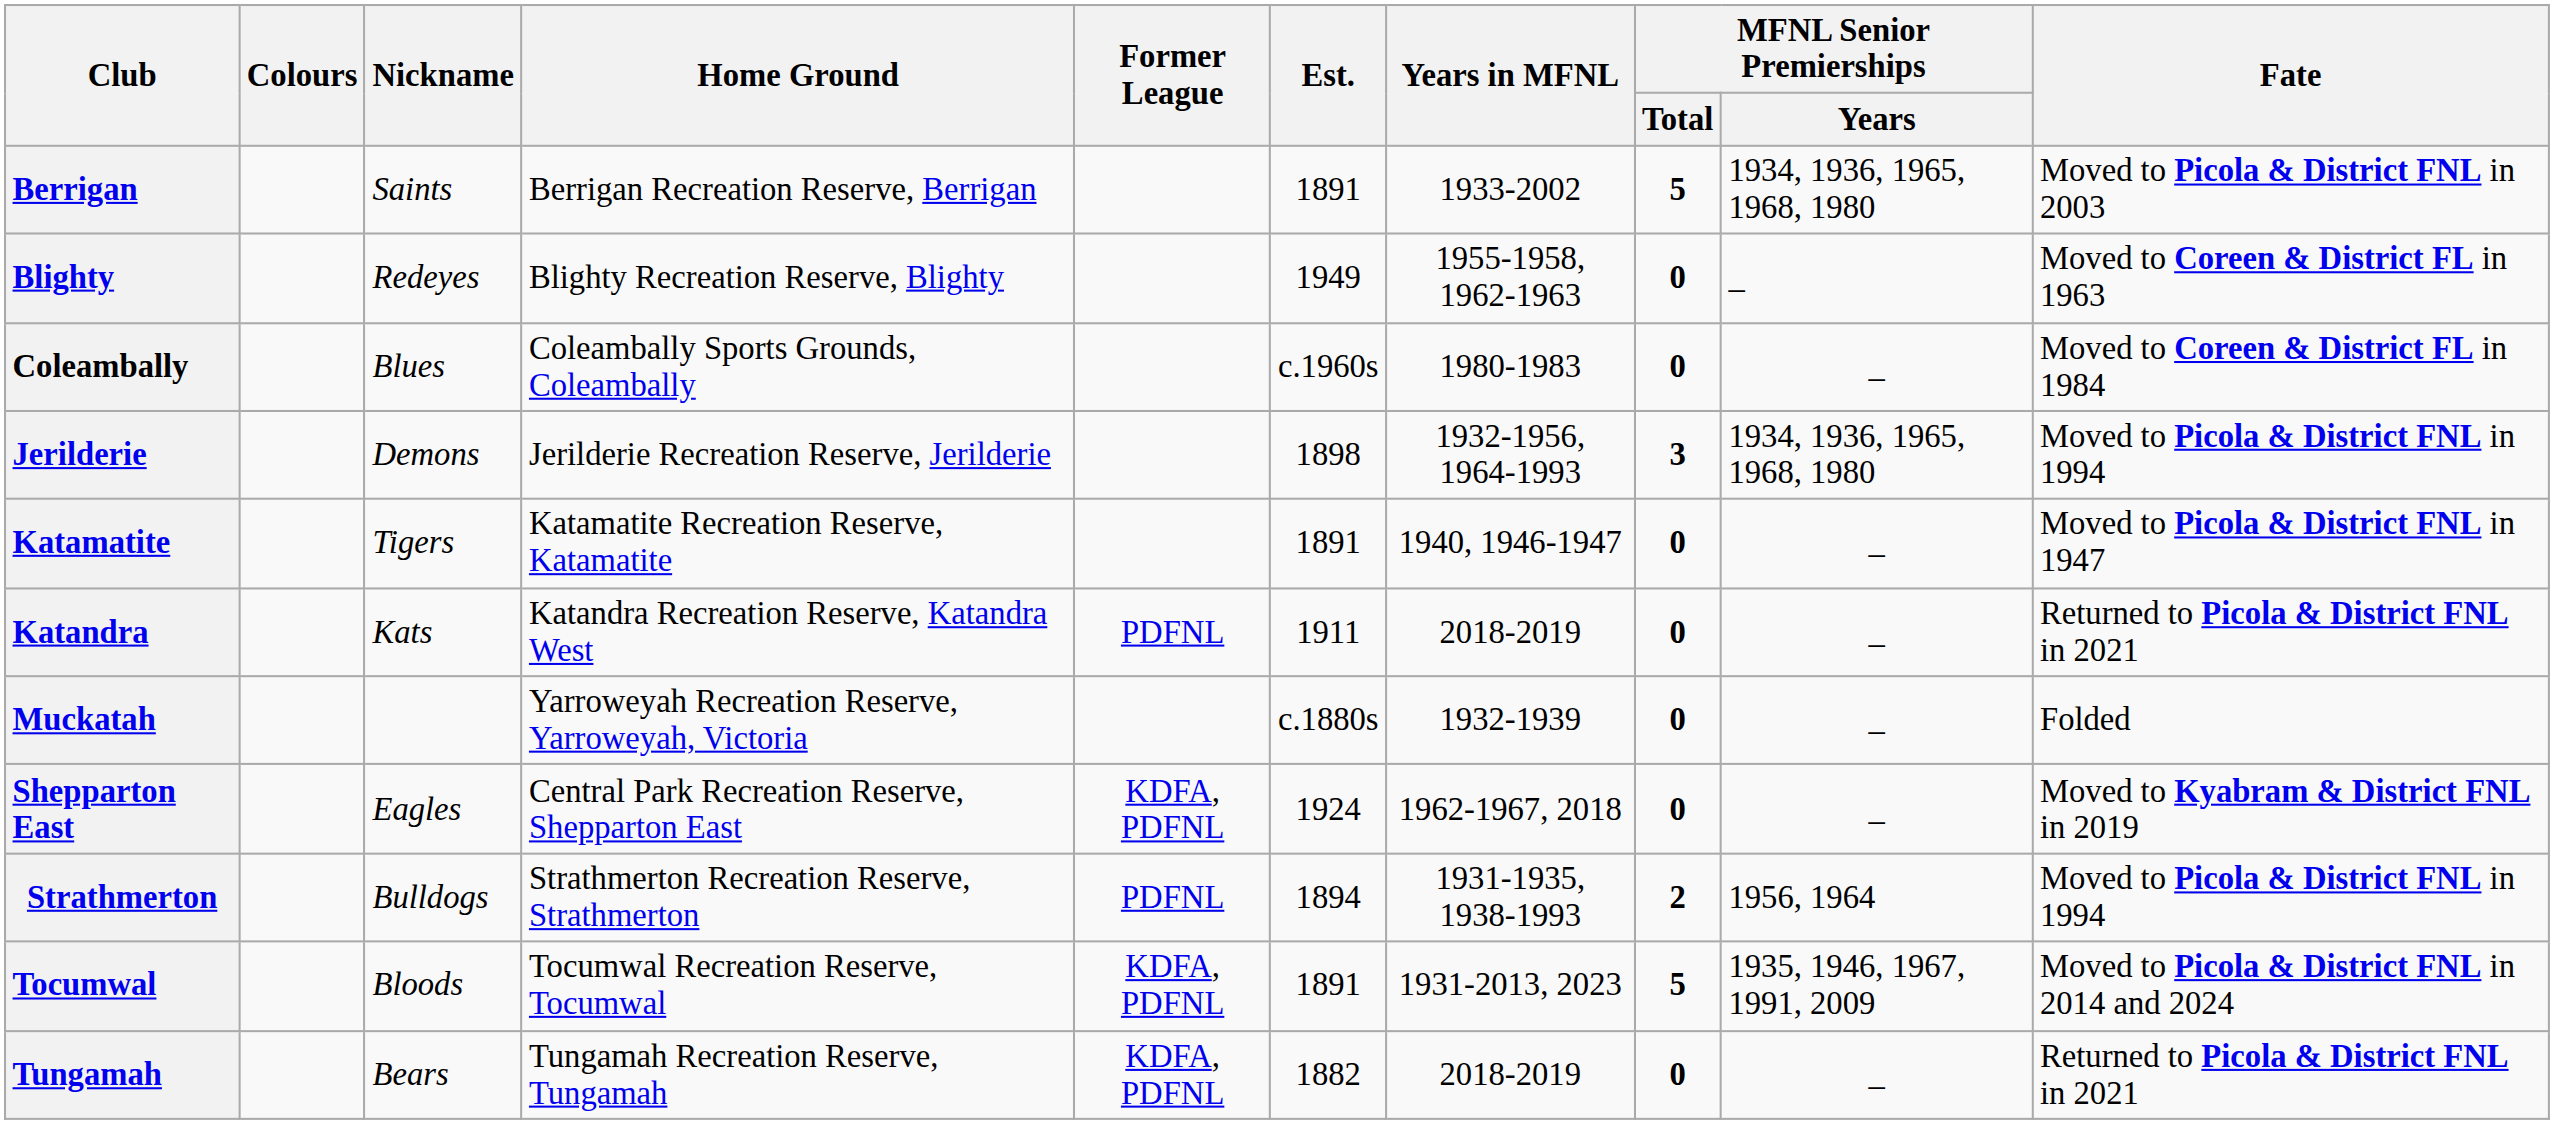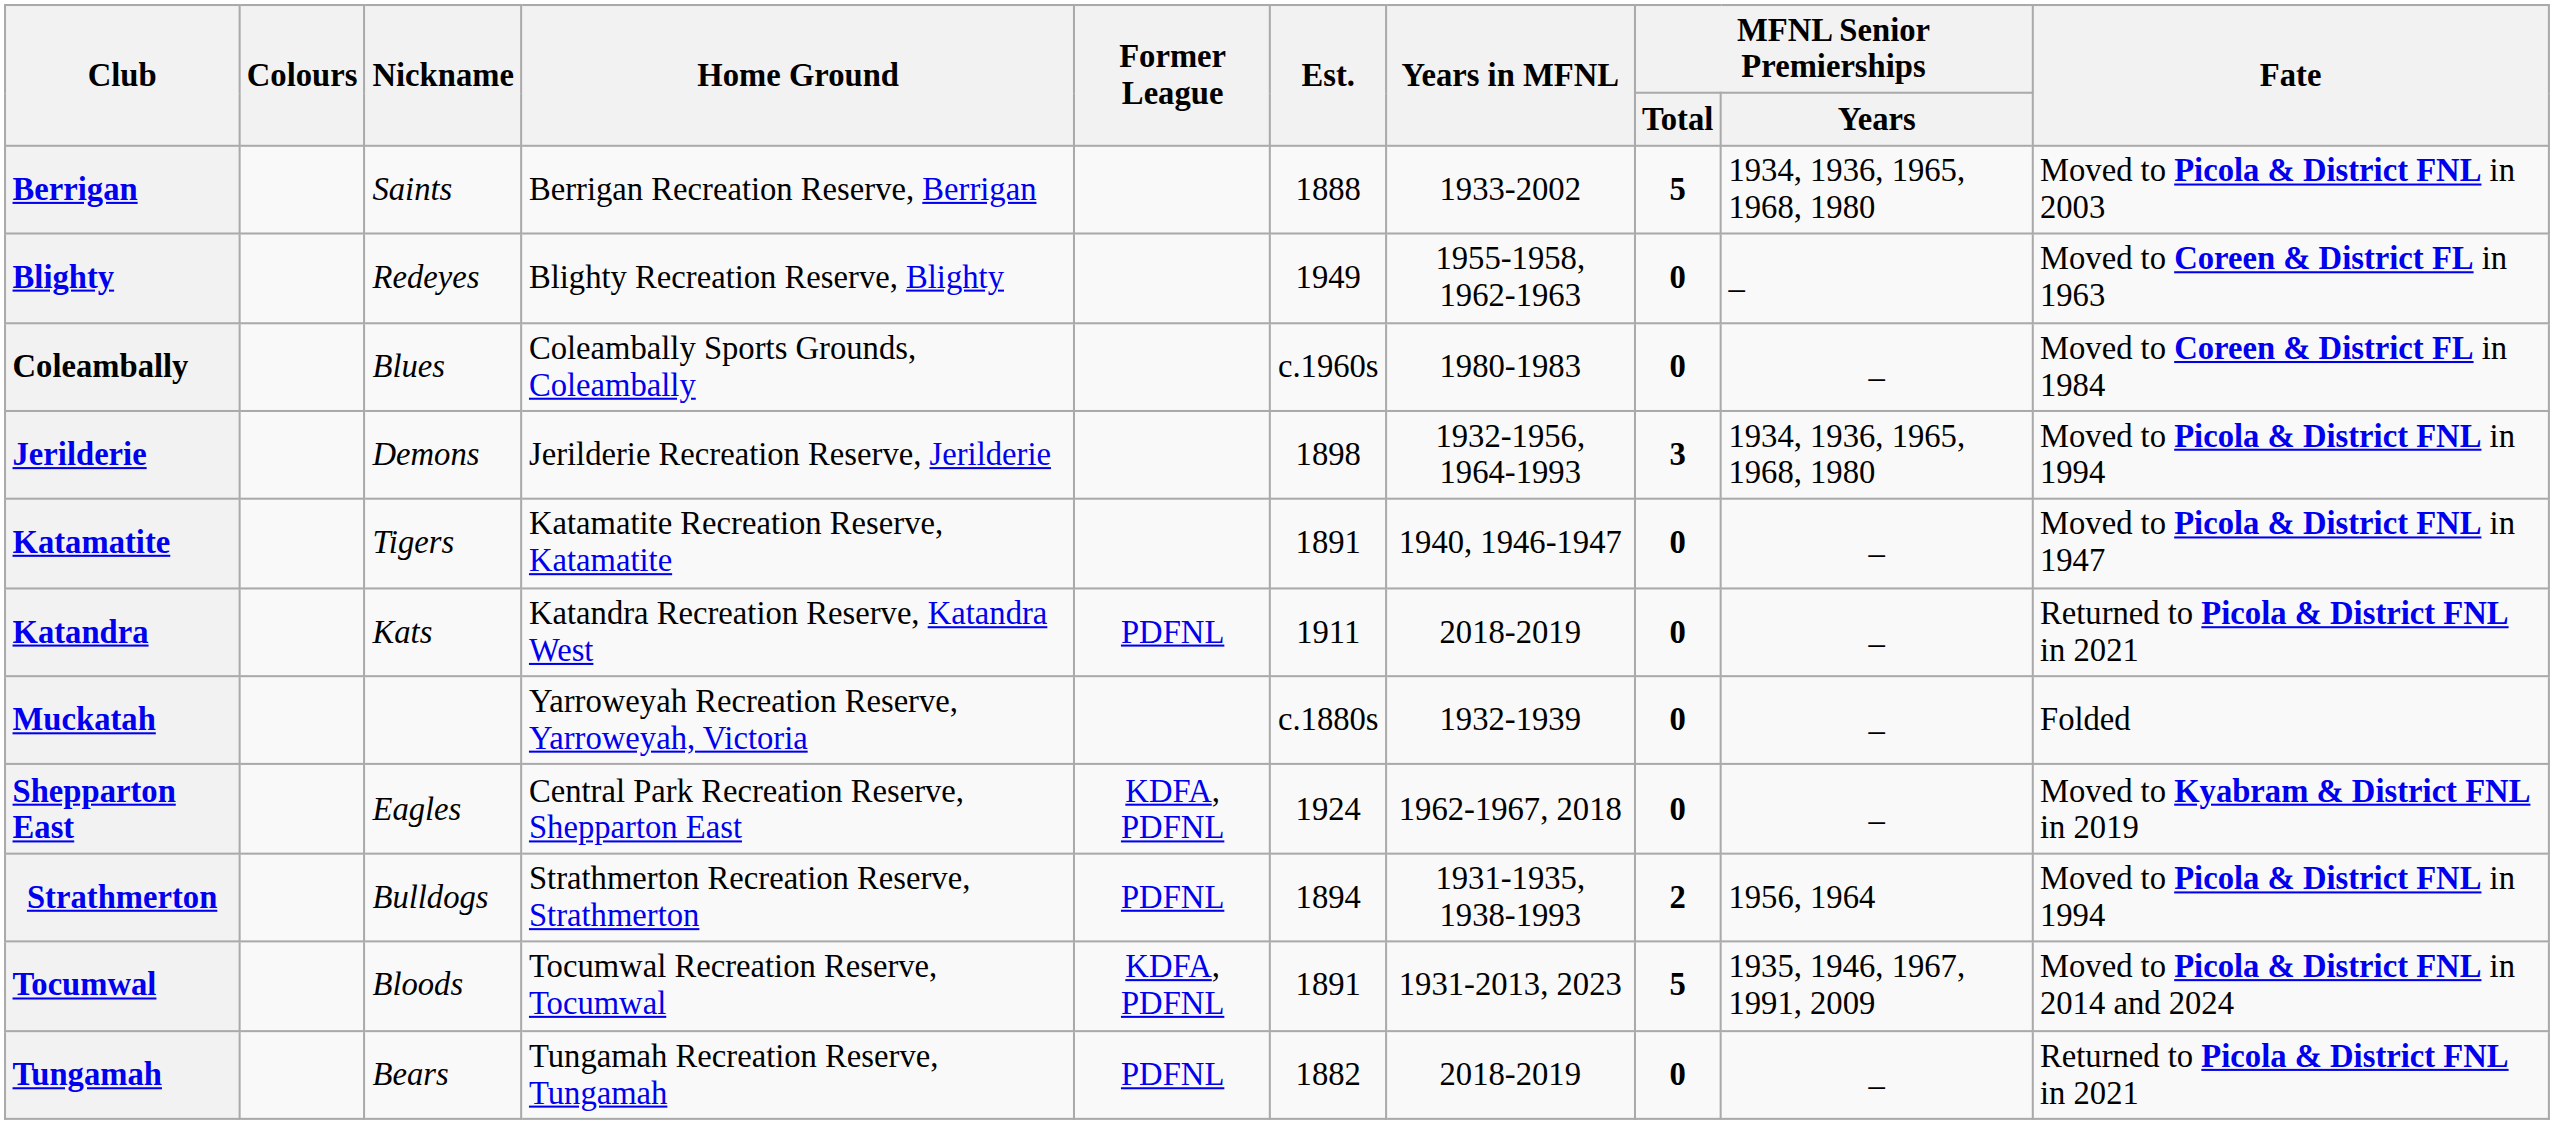(1328, 188) 1891 -> (1328, 188) 1888
(1173, 1073) KDFA, PDFNL -> (1173, 1073) PDFNL
